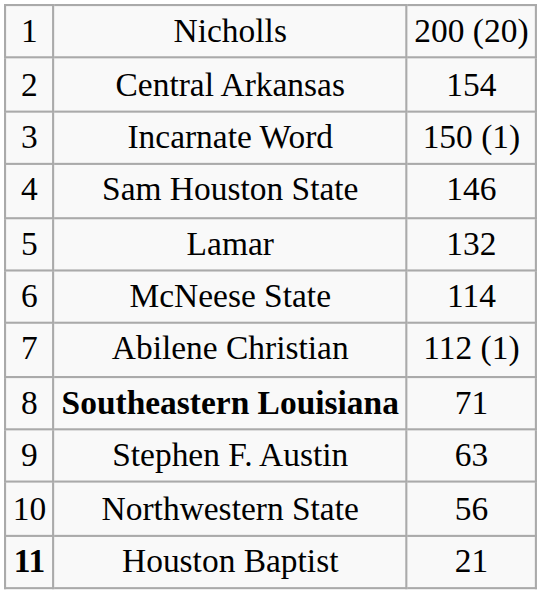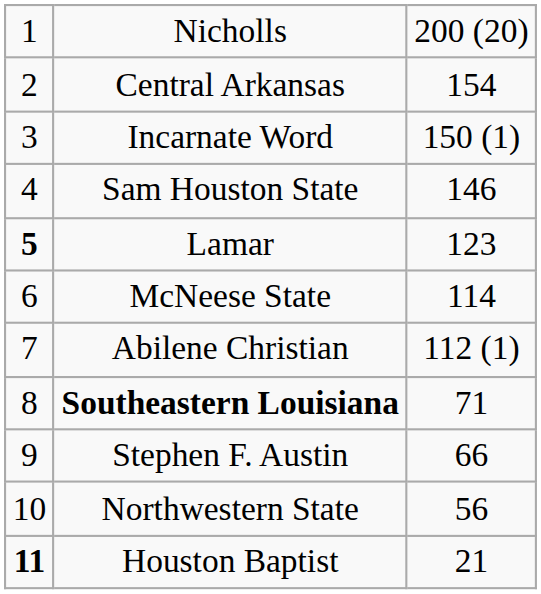(29, 243) normal -> (29, 243) bold
(471, 243) 132 -> (471, 243) 123
(471, 455) 63 -> (471, 455) 66
